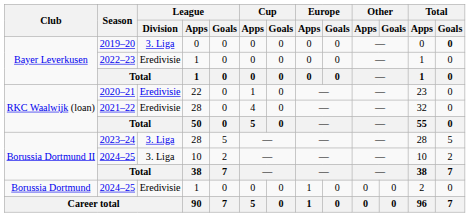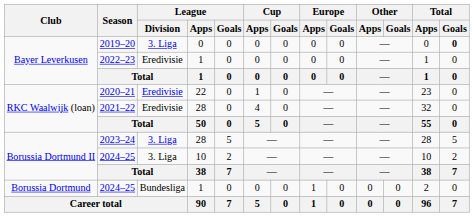(160, 188) Eredivisie -> (162, 188) Bundesliga
